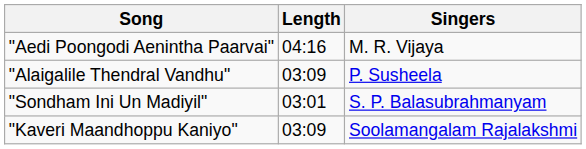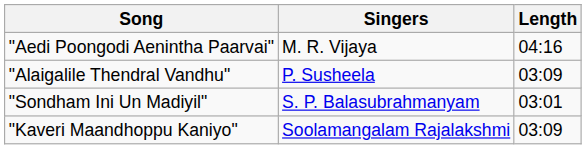columns swapped: (463, 19) <-> (311, 19)
